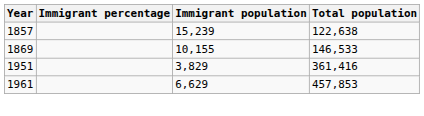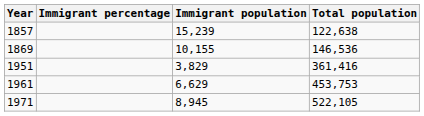(335, 49) 146,533 -> (335, 49) 146,536
(335, 85) 457,853 -> (335, 85) 453,753
+ row: (20, 102)
